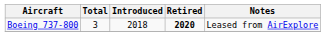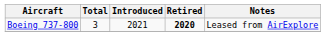(137, 25) 2018 -> (137, 25) 2021
